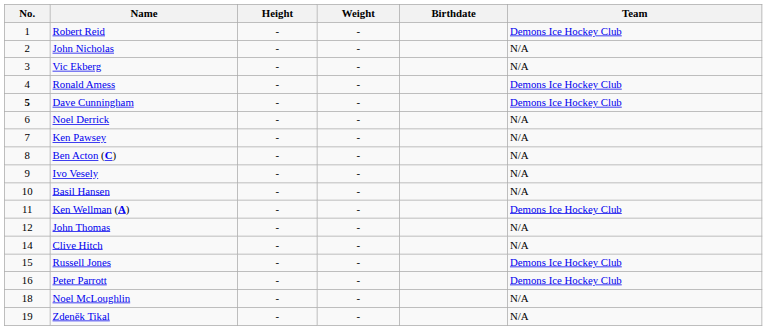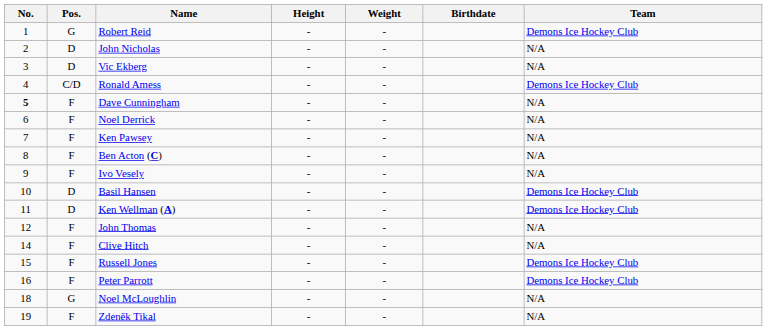+ column: (71, 13)
(566, 102) Demons Ice Hockey Club -> (536, 102) N/A
(519, 191) N/A -> (582, 191) Demons Ice Hockey Club
